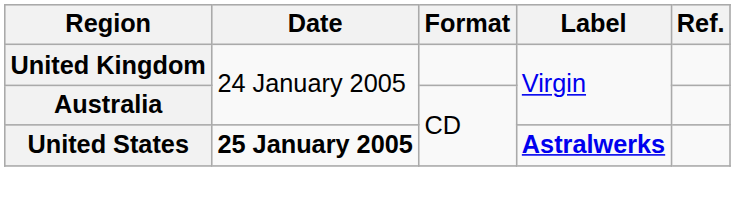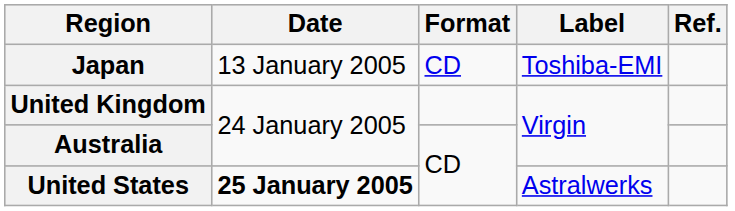+ row: (108, 64)
(594, 144) bold -> (587, 184) normal
